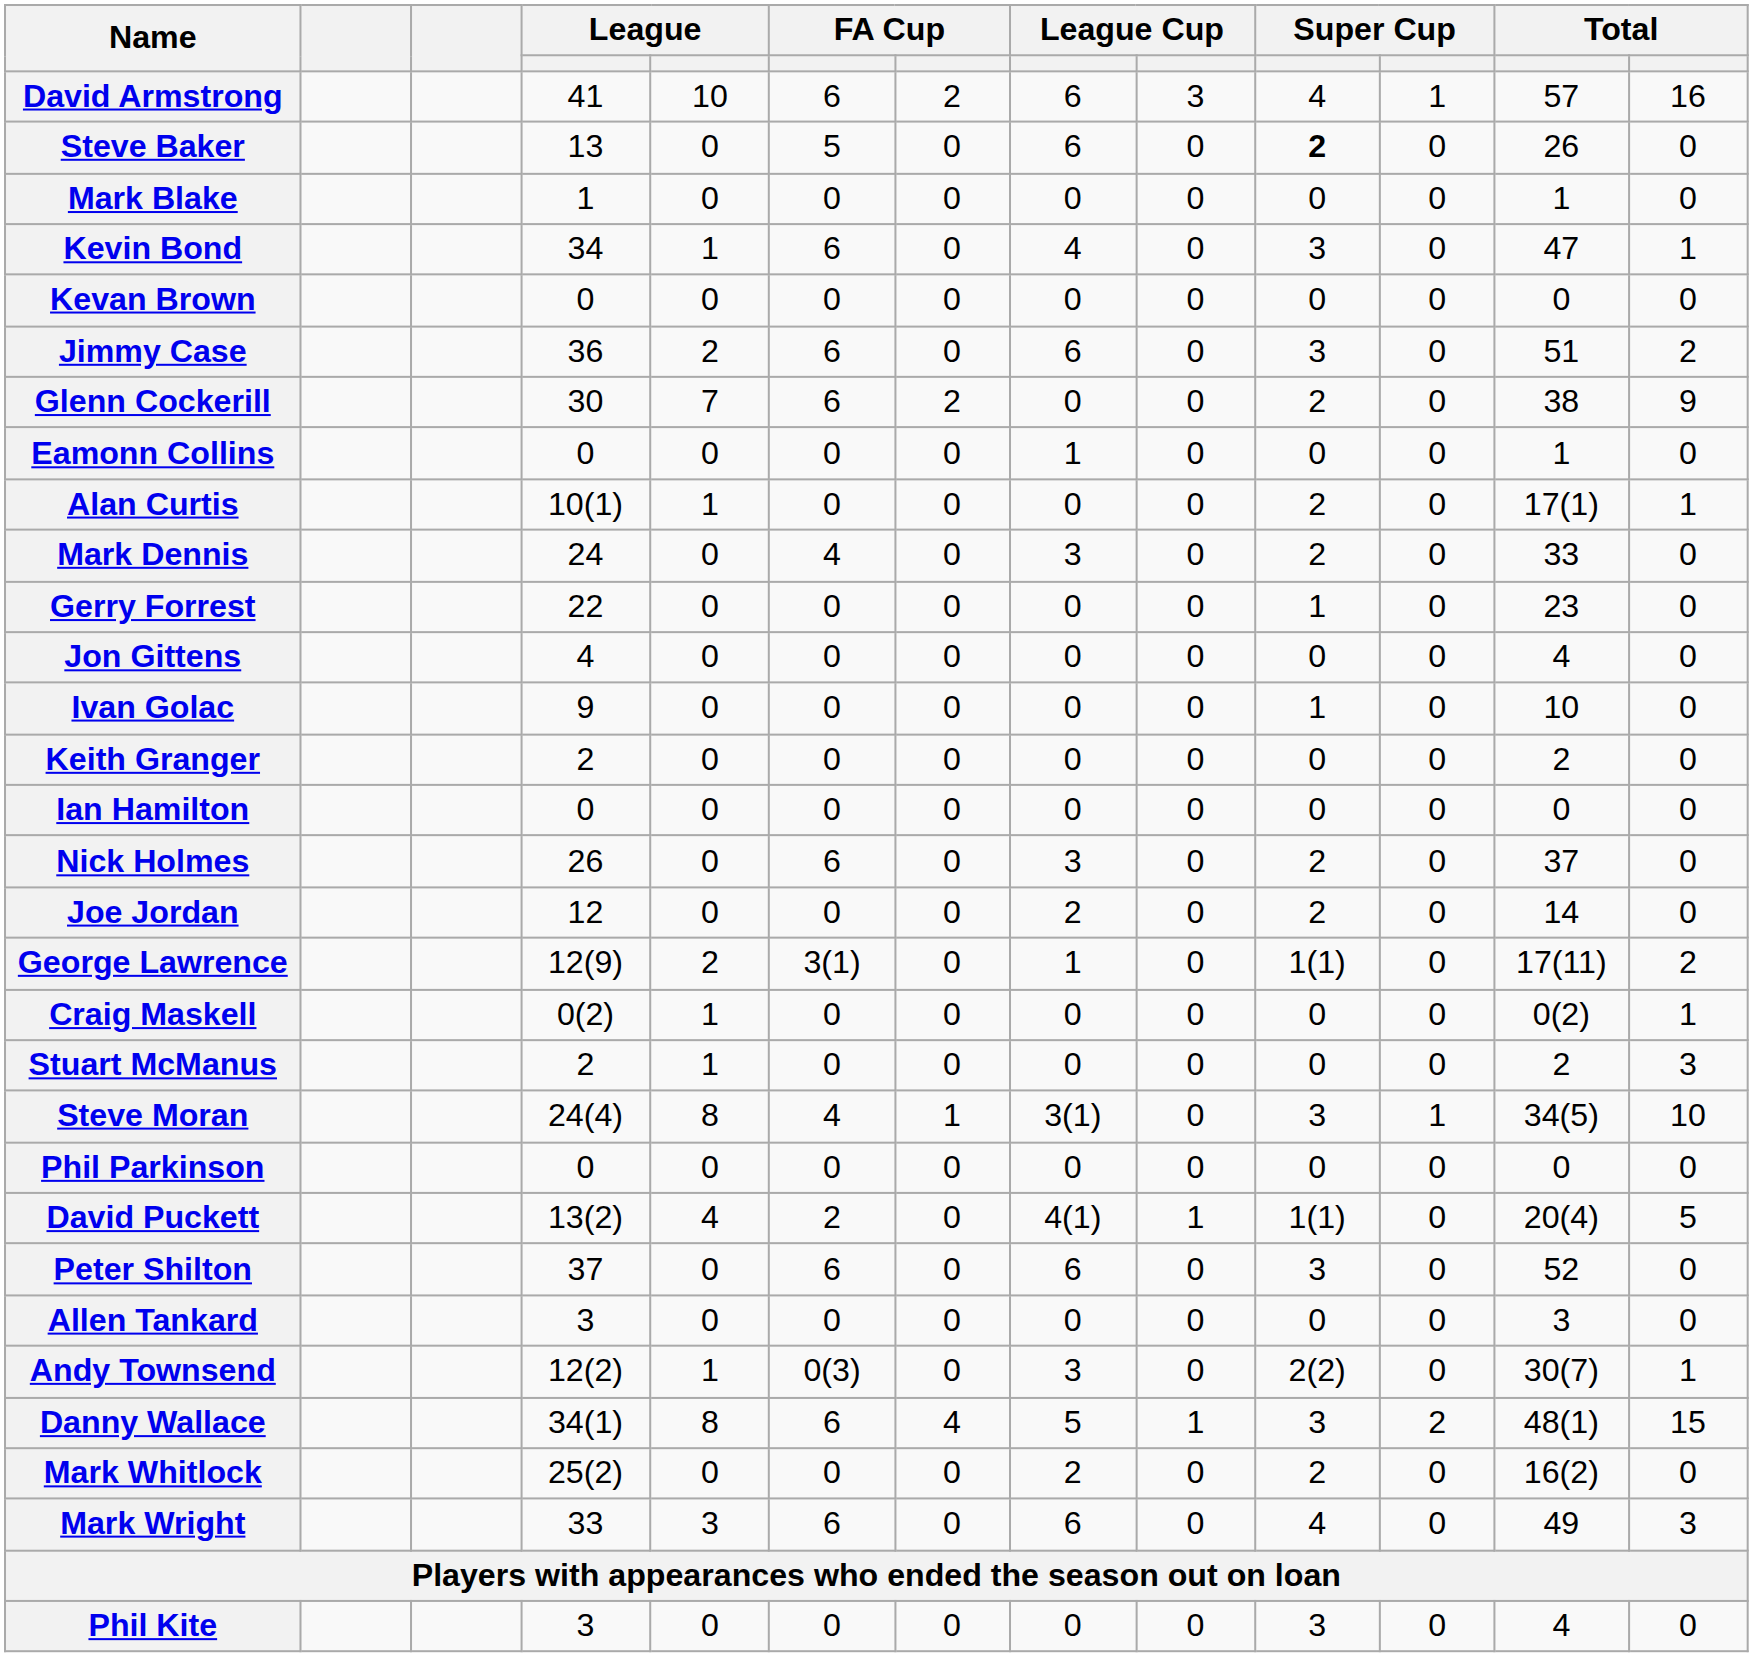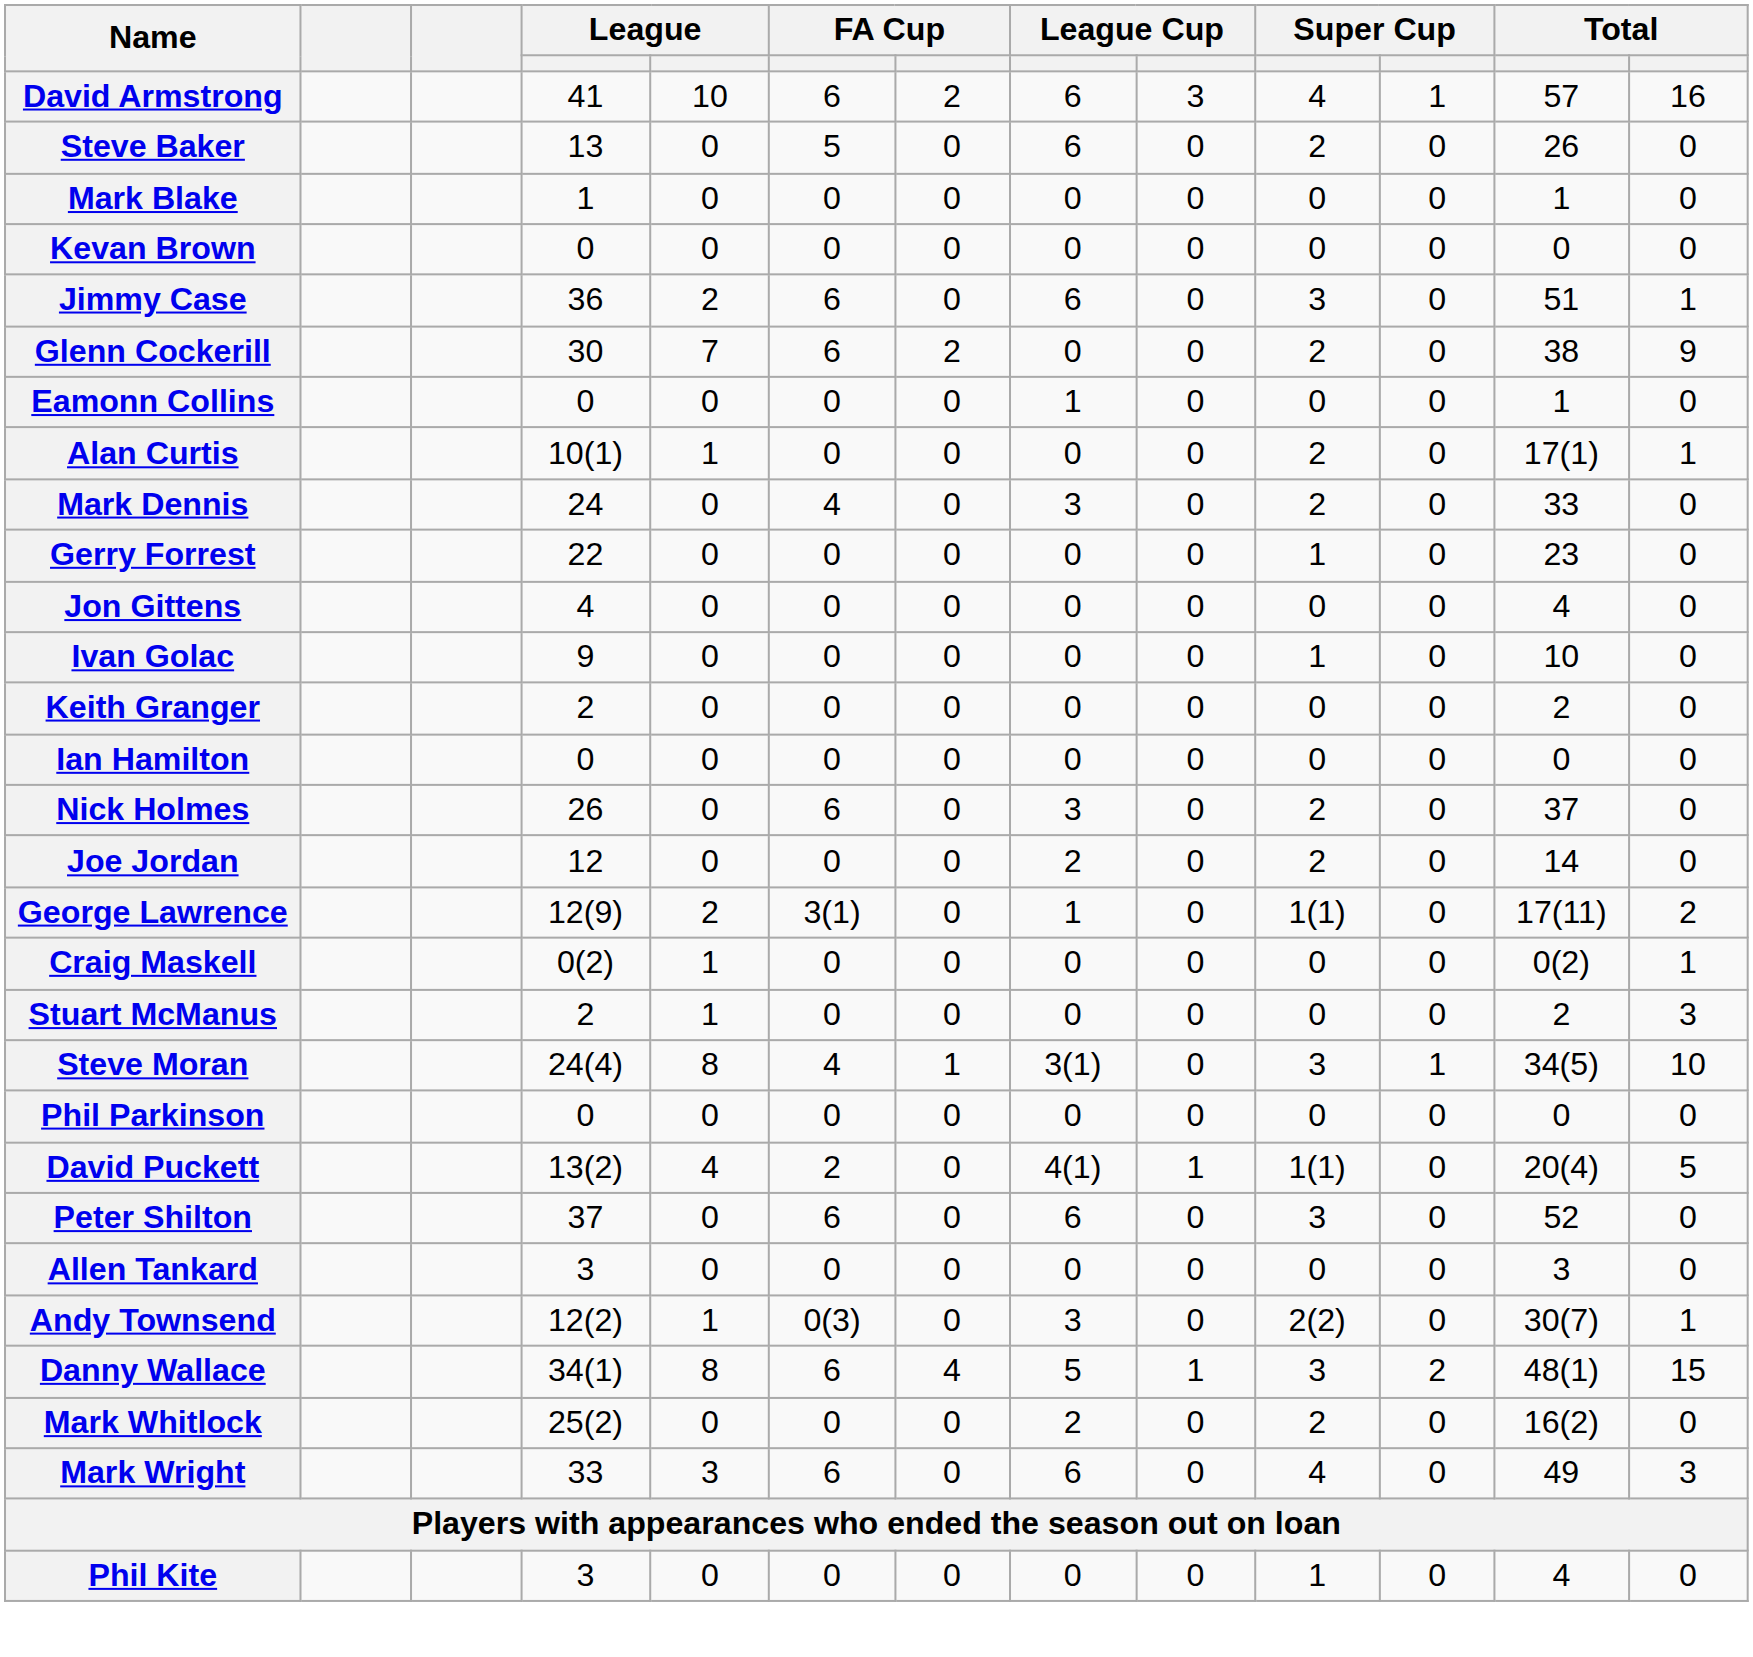(1317, 146) bold -> (1317, 146) normal
- row: (153, 248)
(1688, 350) 2 -> (1688, 299) 1
(1317, 1625) 3 -> (1317, 1574) 1
